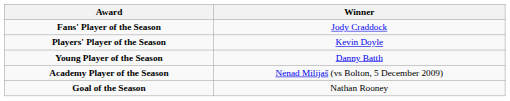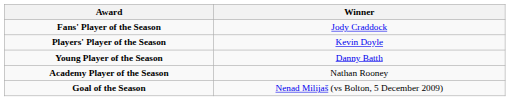(359, 73) Nenad Milijaš (vs Bolton, 5 December 2009) -> (359, 73) Nathan Rooney
(359, 88) Nathan Rooney -> (359, 88) Nenad Milijaš (vs Bolton, 5 December 2009)
